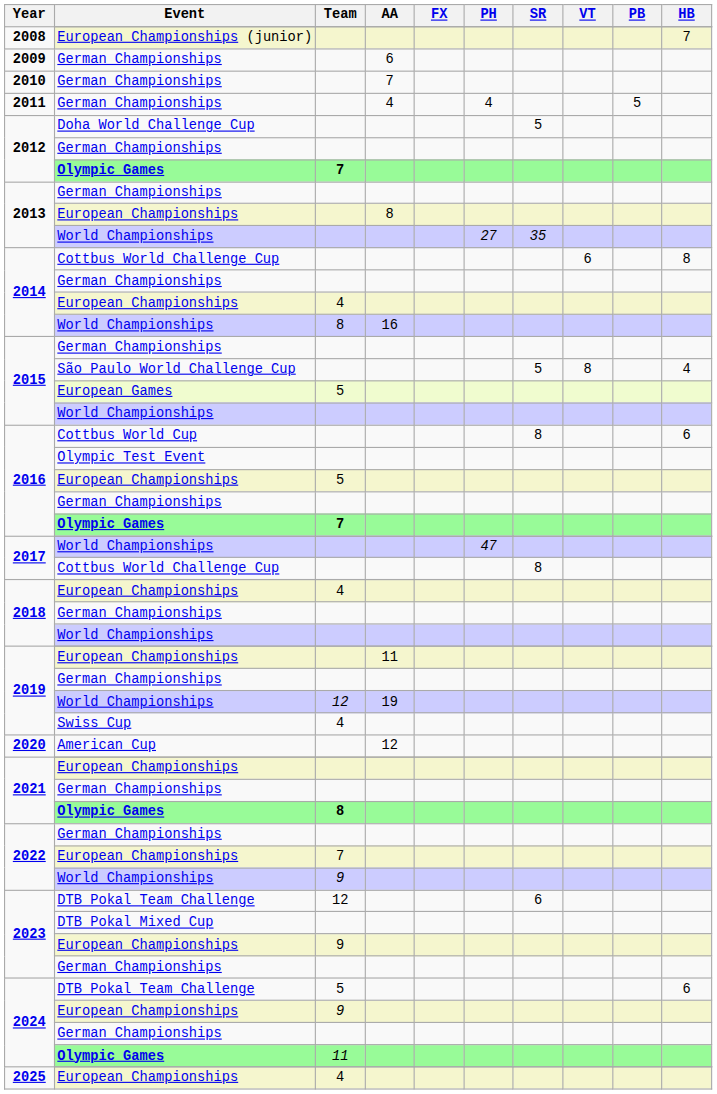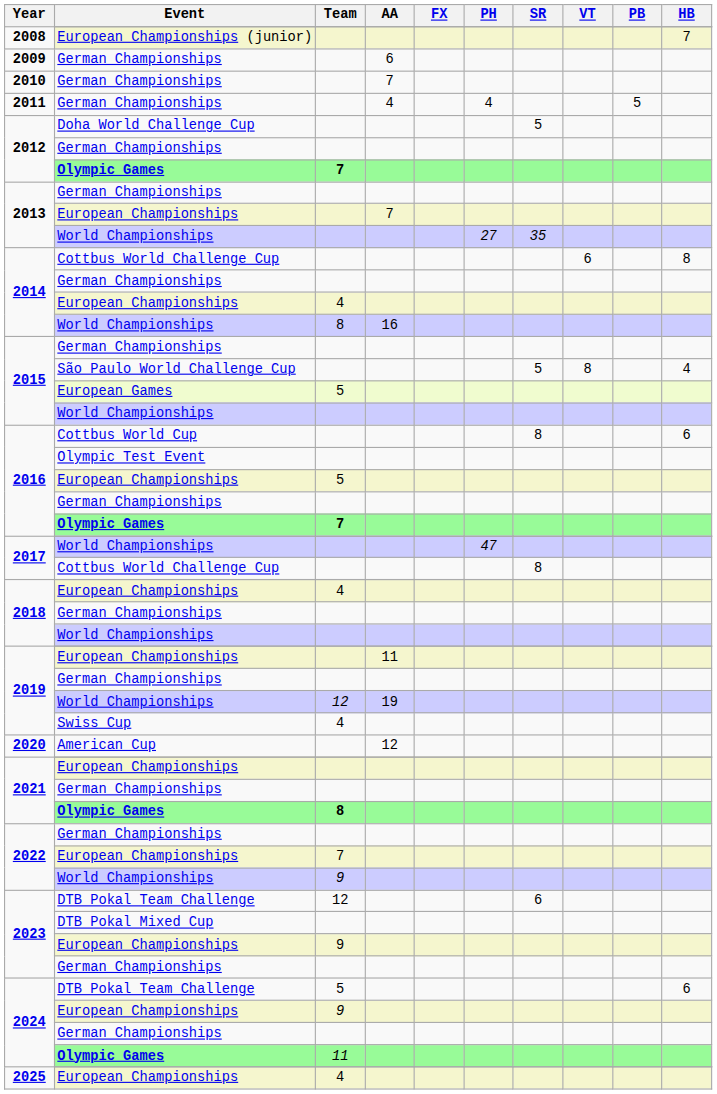(390, 215) 8 -> (390, 215) 7
